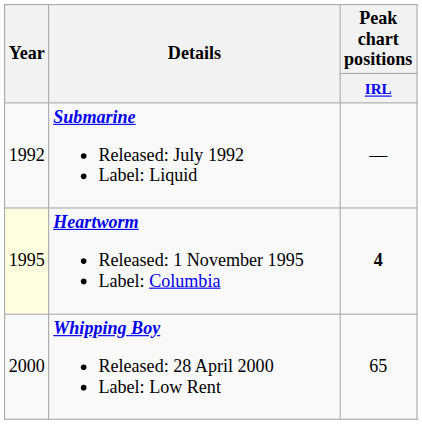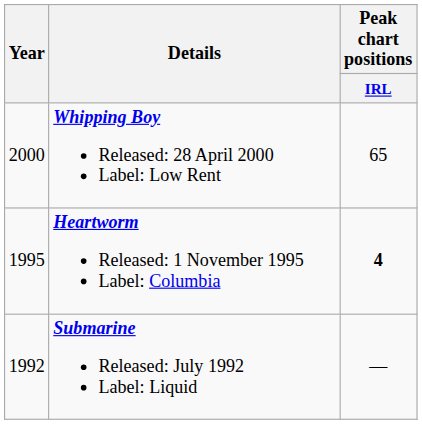rows swapped: (194, 146) <-> (194, 357)
(27, 260) lightyellow background -> (27, 260) no background
